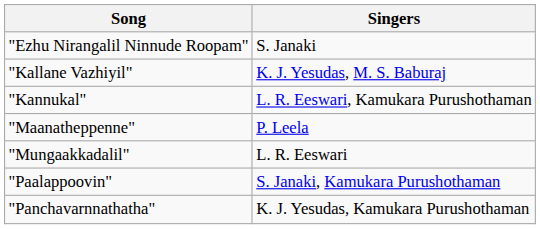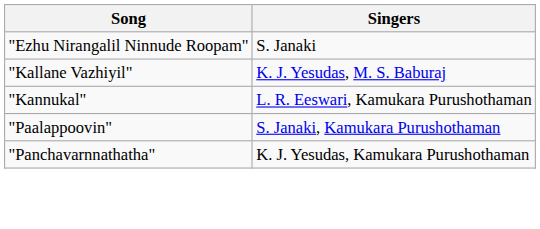- row: (72, 127)
- row: (69, 154)
